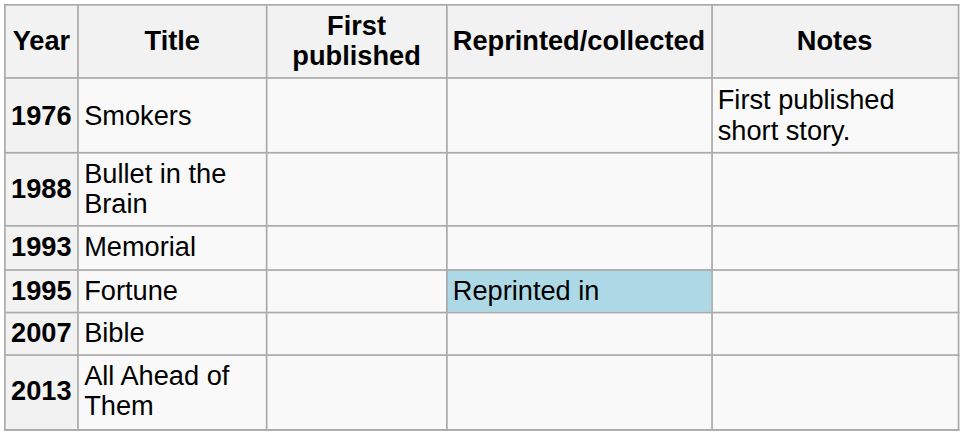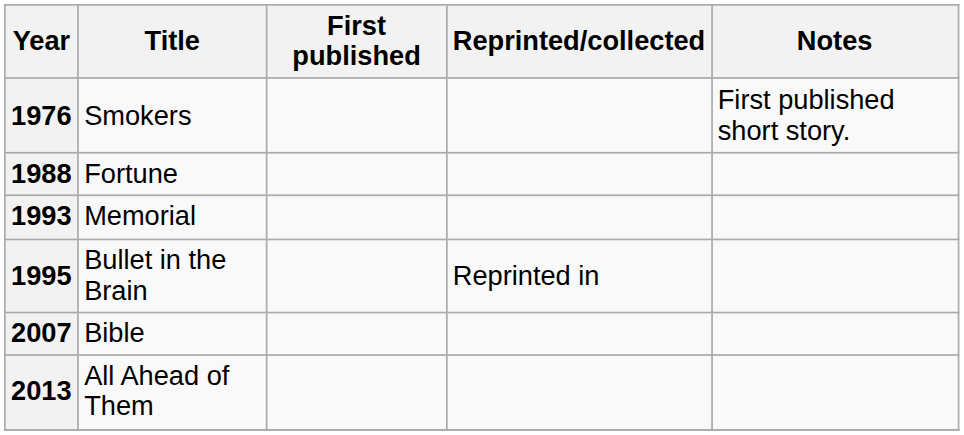(155, 188) Bullet in the Brain -> (131, 173) Fortune
(131, 290) Fortune -> (155, 275) Bullet in the Brain
(526, 290) lightblue background -> (526, 275) no background
